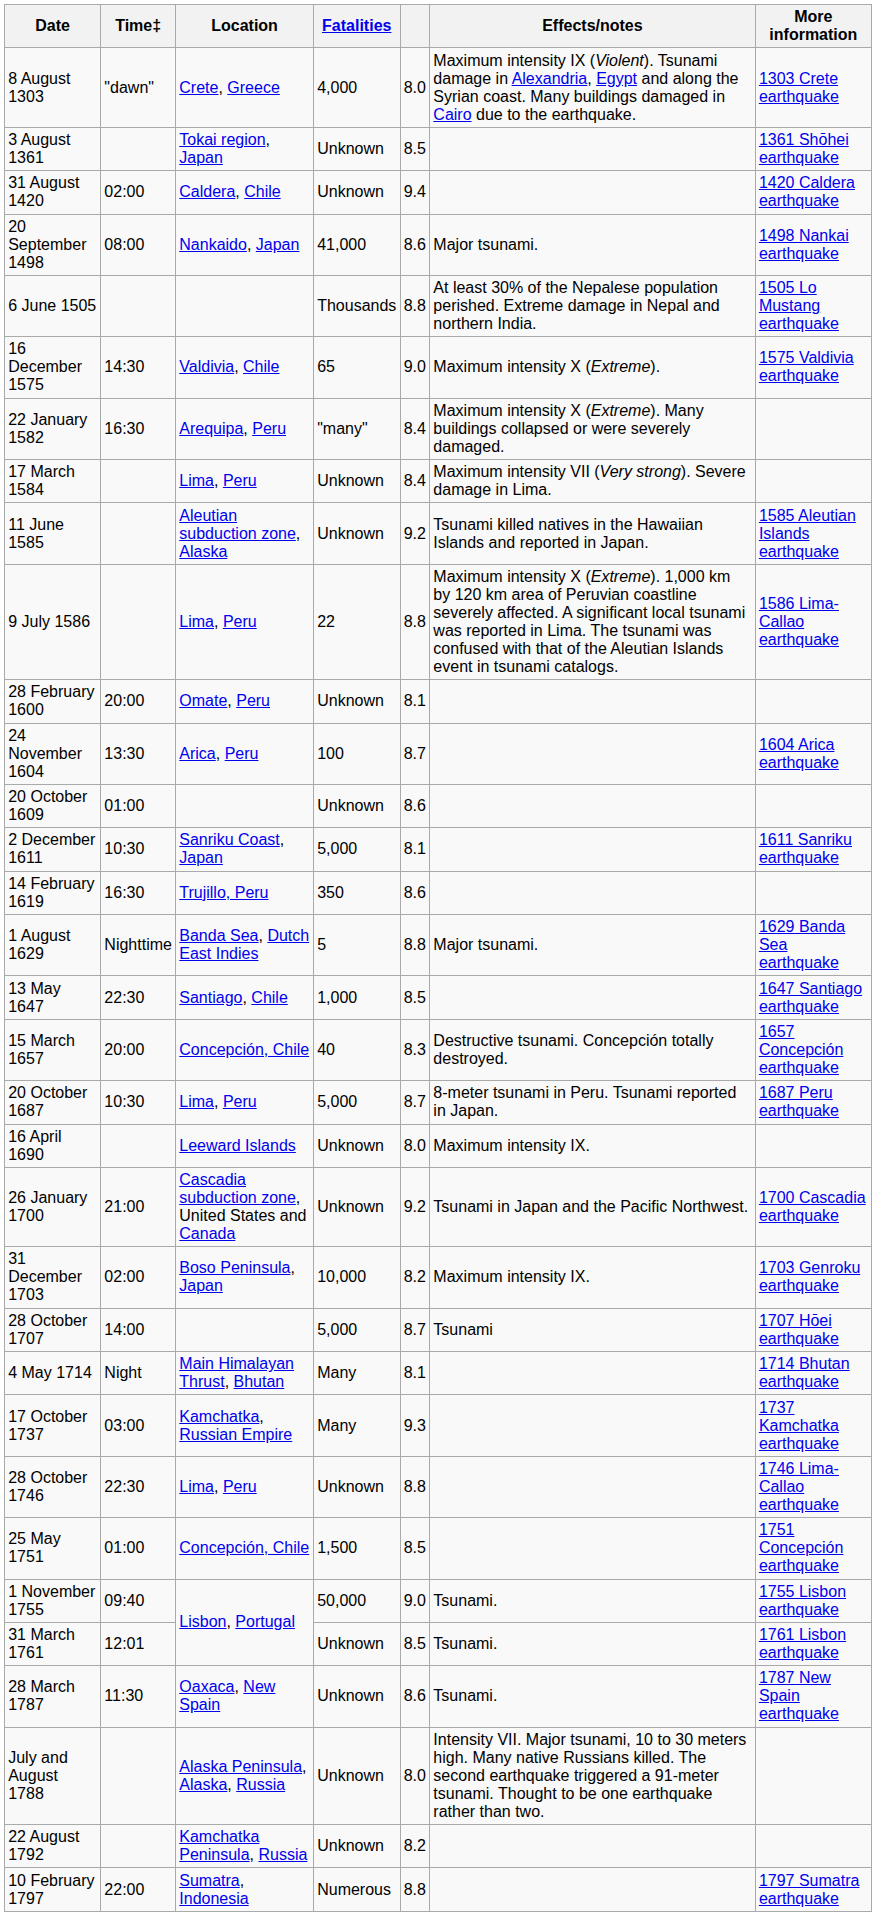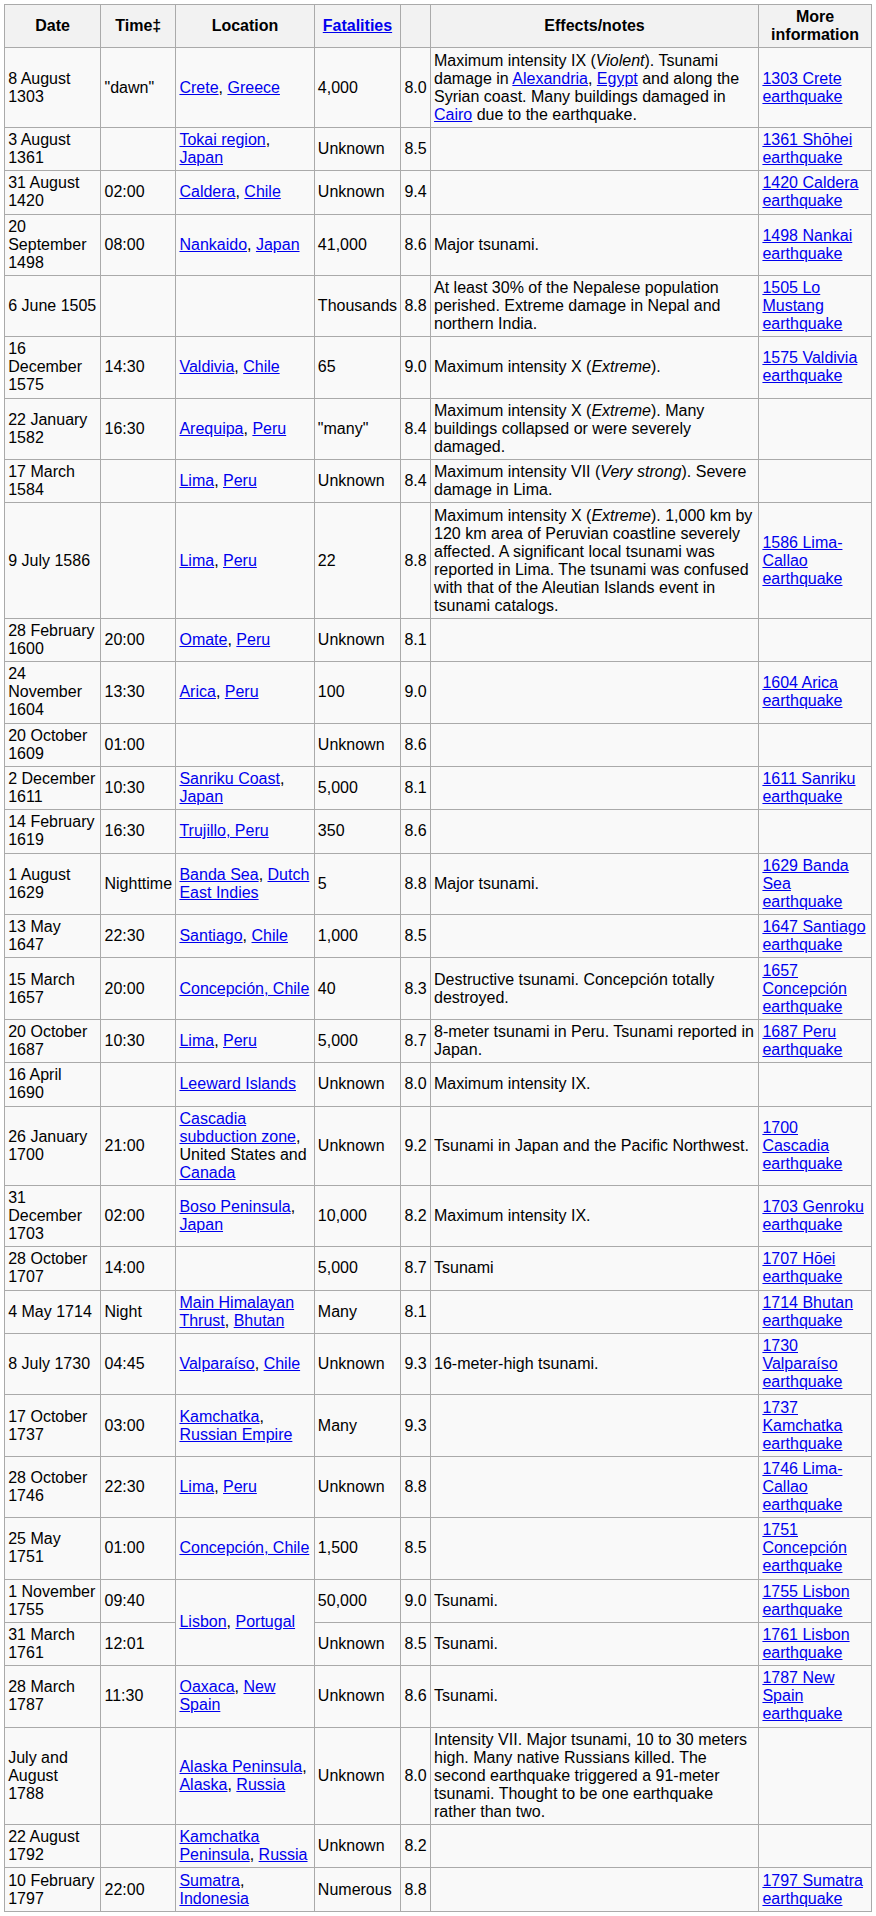- row: (36, 533)
(415, 753) 8.7 -> (416, 692) 9.0
+ row: (49, 1364)
